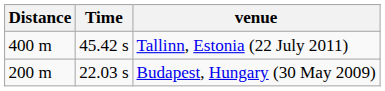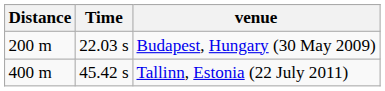rows swapped: (256, 72) <-> (242, 45)
